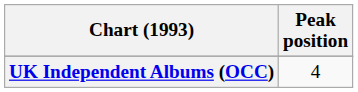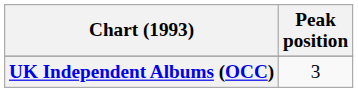(316, 71) 4 -> (316, 71) 3
